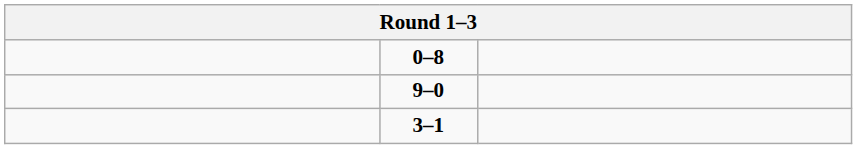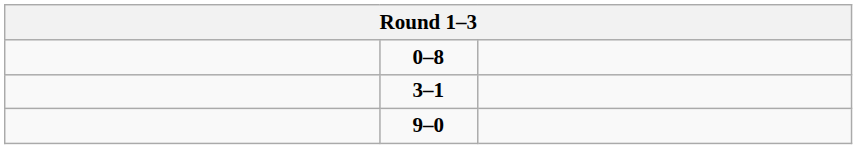rows swapped: (428, 91) <-> (428, 126)
